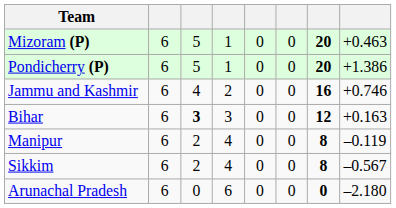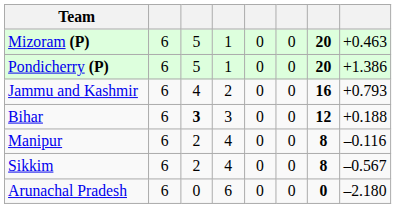(365, 91) +0.746 -> (365, 91) +0.793
(365, 116) +0.163 -> (365, 116) +0.188
(365, 141) –0.119 -> (365, 141) –0.116
